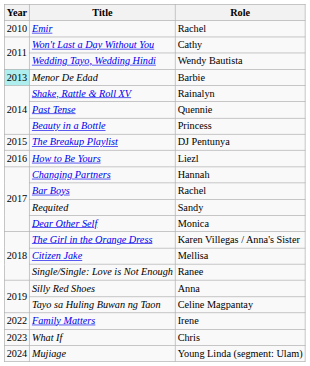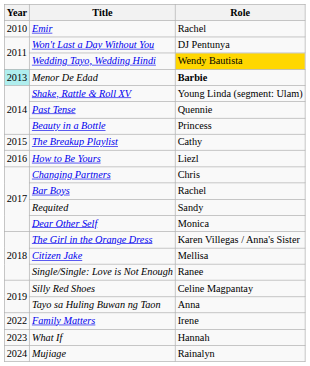(190, 45) Cathy -> (204, 45) DJ Pentunya
(210, 61) no background -> (210, 61) gold background
(191, 77) normal -> (192, 77) bold
(196, 93) Rainalyn -> (240, 93) Young Linda (segment: Ulam)
(204, 142) DJ Pentunya -> (190, 142) Cathy
(194, 175) Hannah -> (189, 175) Chris
(189, 288) Anna -> (215, 288) Celine Magpantay
(215, 304) Celine Magpantay -> (189, 304) Anna
(189, 337) Chris -> (194, 337) Hannah
(240, 353) Young Linda (segment: Ulam) -> (196, 353) Rainalyn
